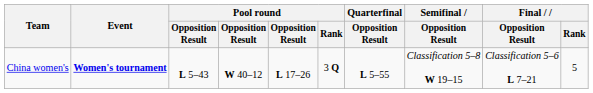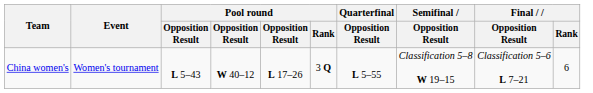(120, 68) bold -> (116, 68) normal
(575, 68) 5 -> (567, 68) 6
